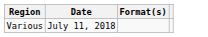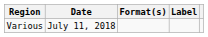+ column: (184, 11)
